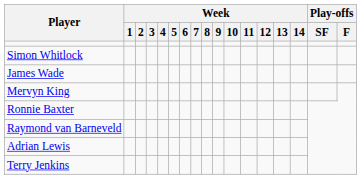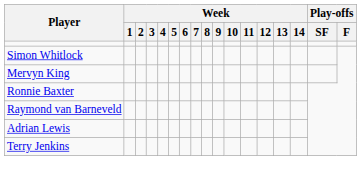- row: (35, 73)
